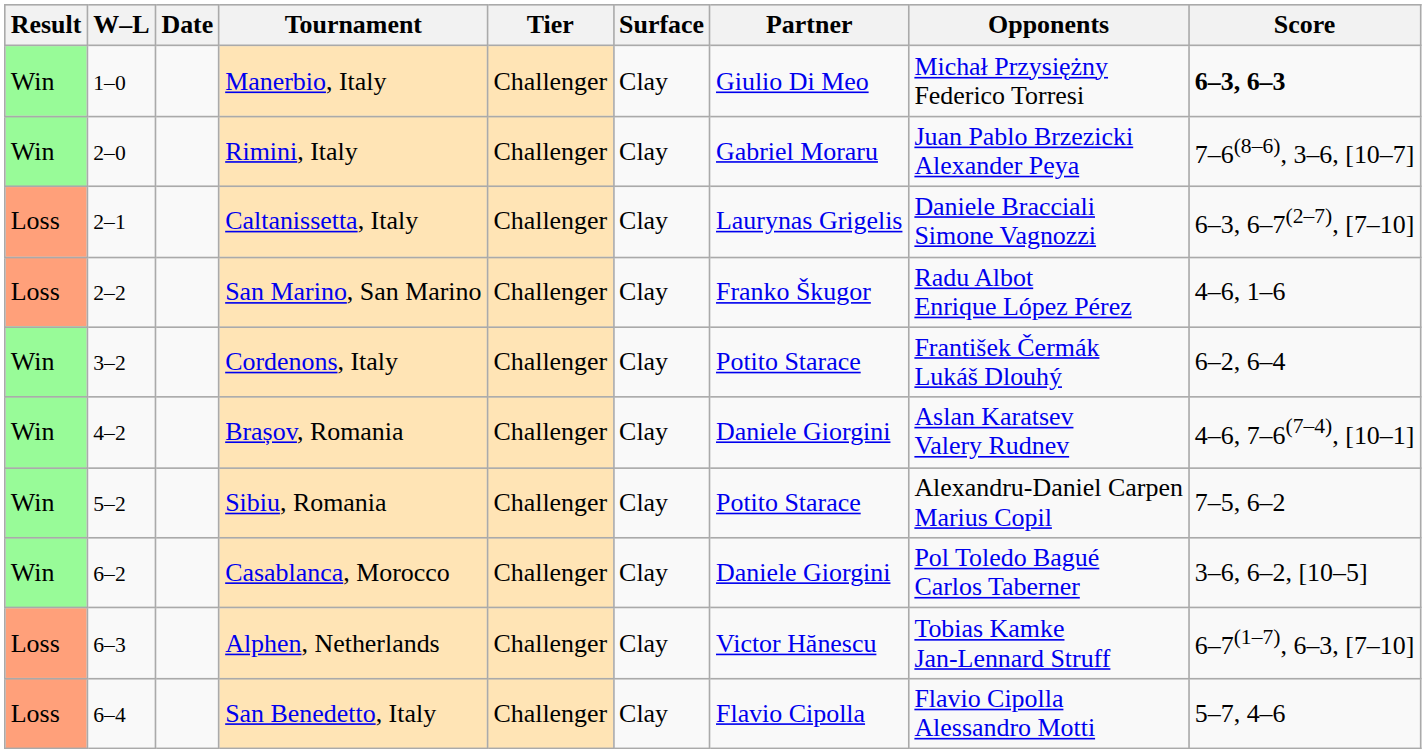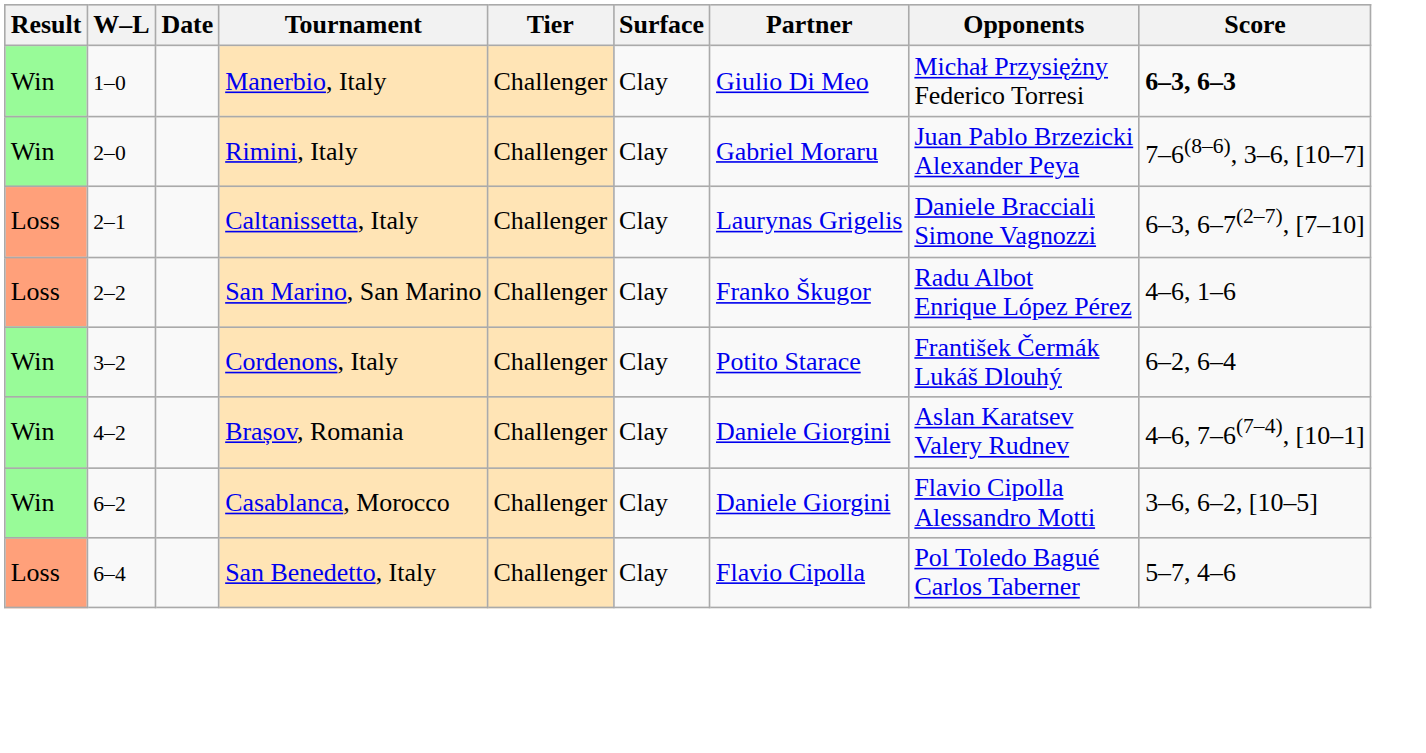- row: (306, 502)
(1007, 572) Pol Toledo Bagué Carlos Taberner -> (1005, 502) Flavio Cipolla Alessandro Motti
- row: (332, 642)
(1005, 713) Flavio Cipolla Alessandro Motti -> (1007, 572) Pol Toledo Bagué Carlos Taberner
